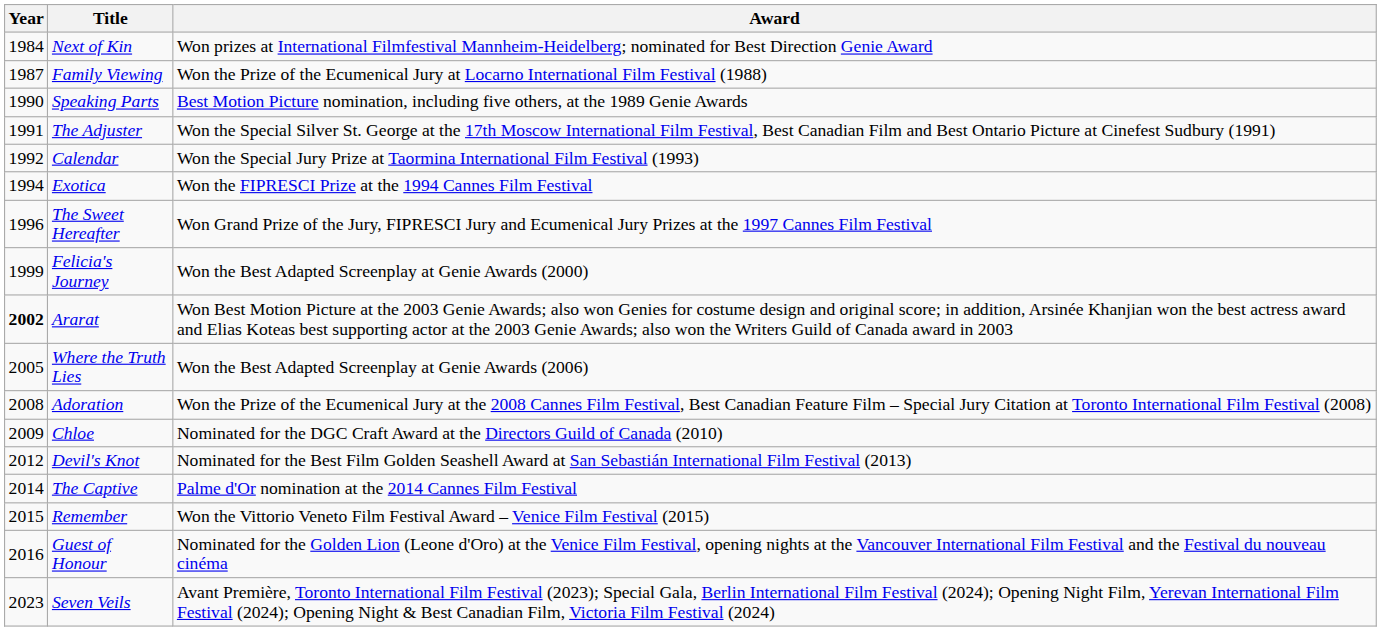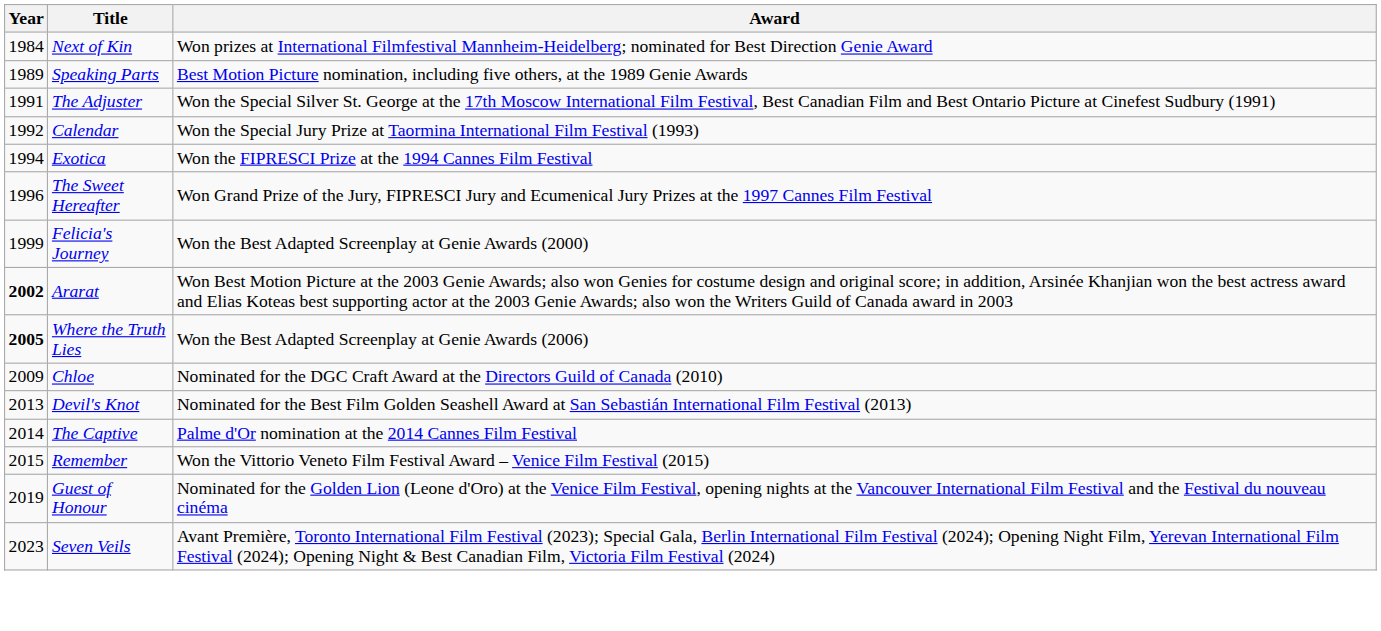- row: (107, 74)
(26, 102) 1990 -> (26, 74) 1989
(26, 366) normal -> (26, 338) bold
- row: (88, 404)
(26, 460) 2012 -> (26, 404) 2013
(26, 554) 2016 -> (26, 498) 2019
